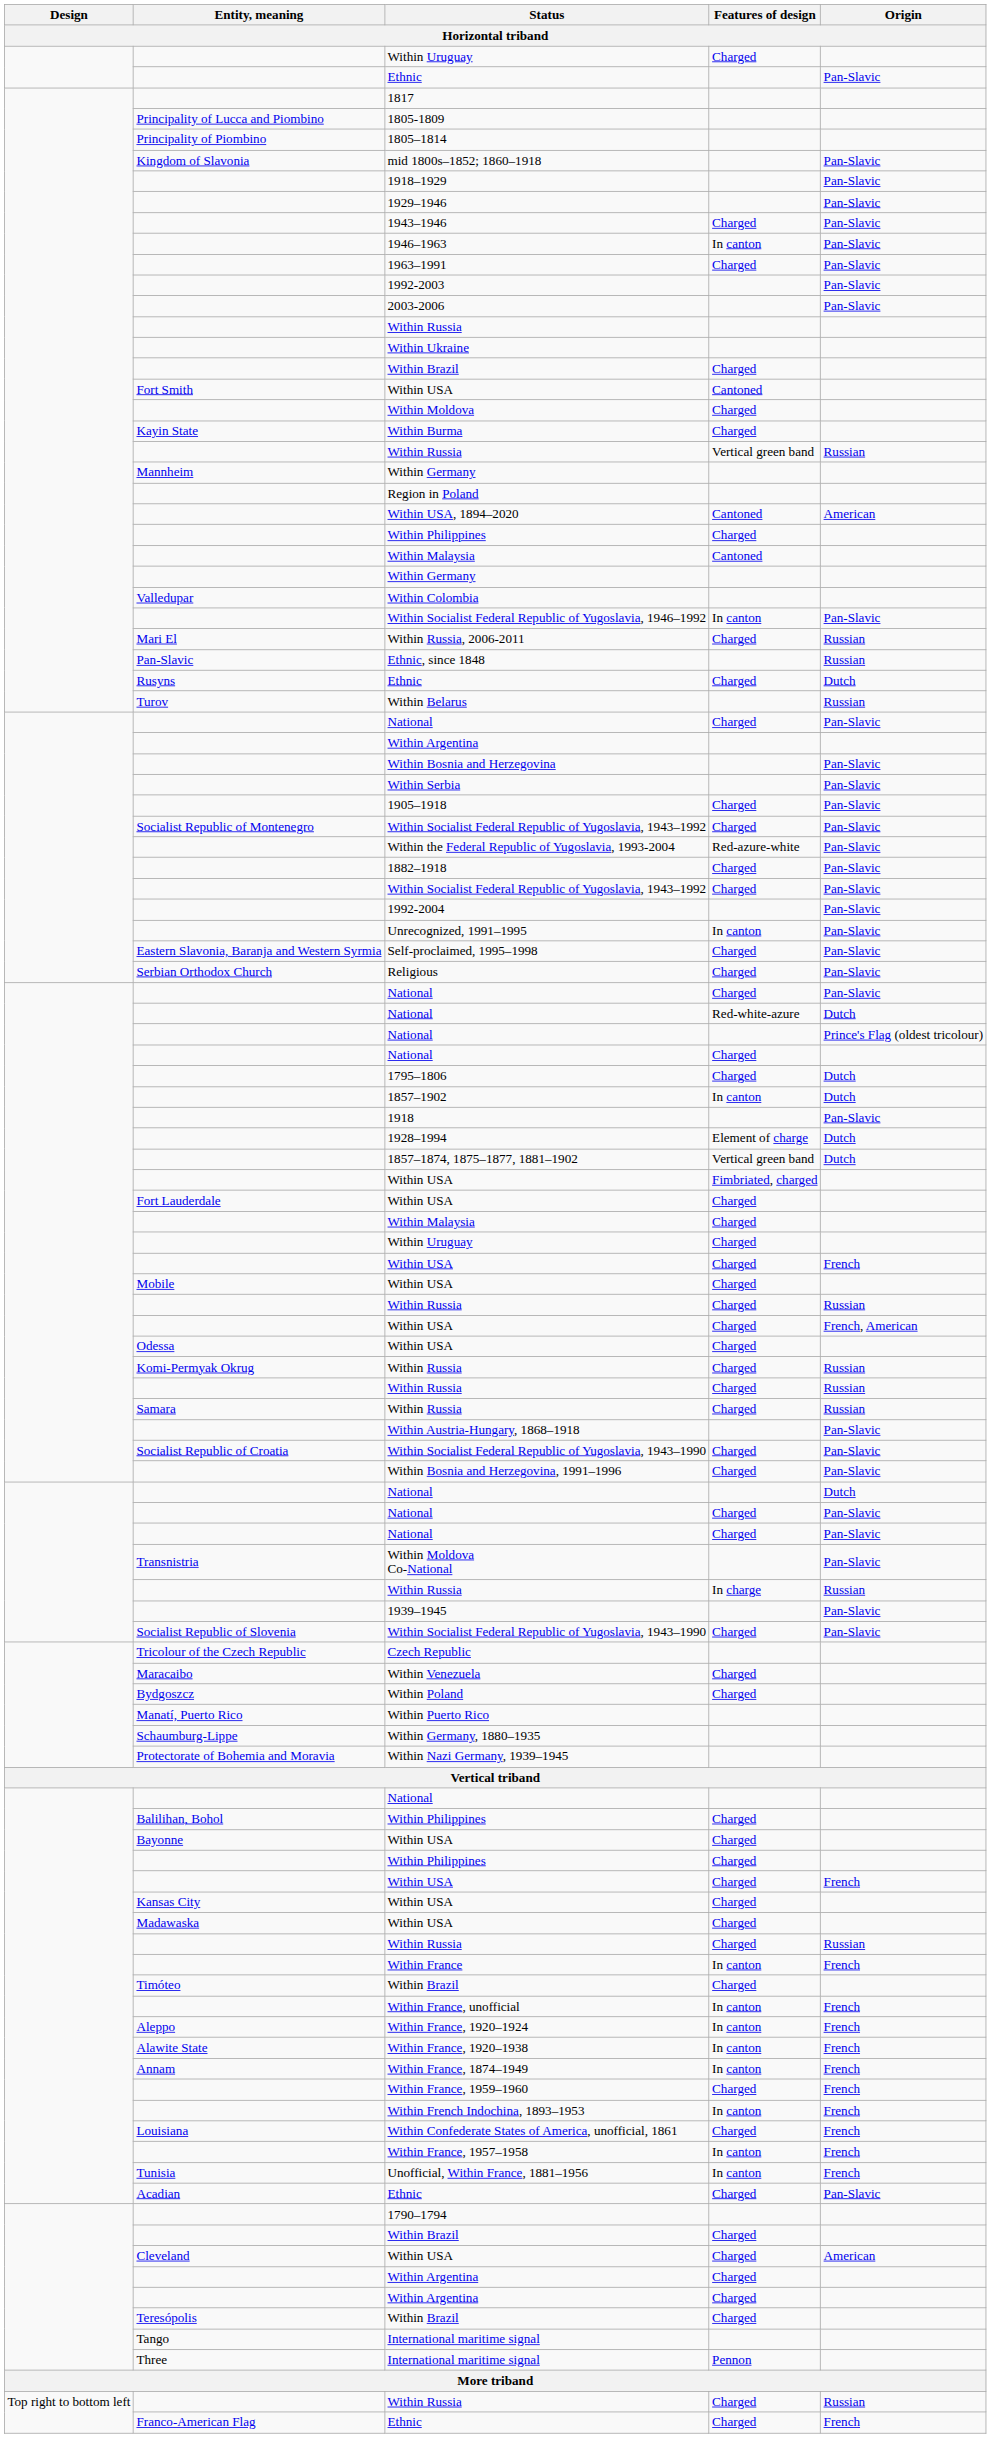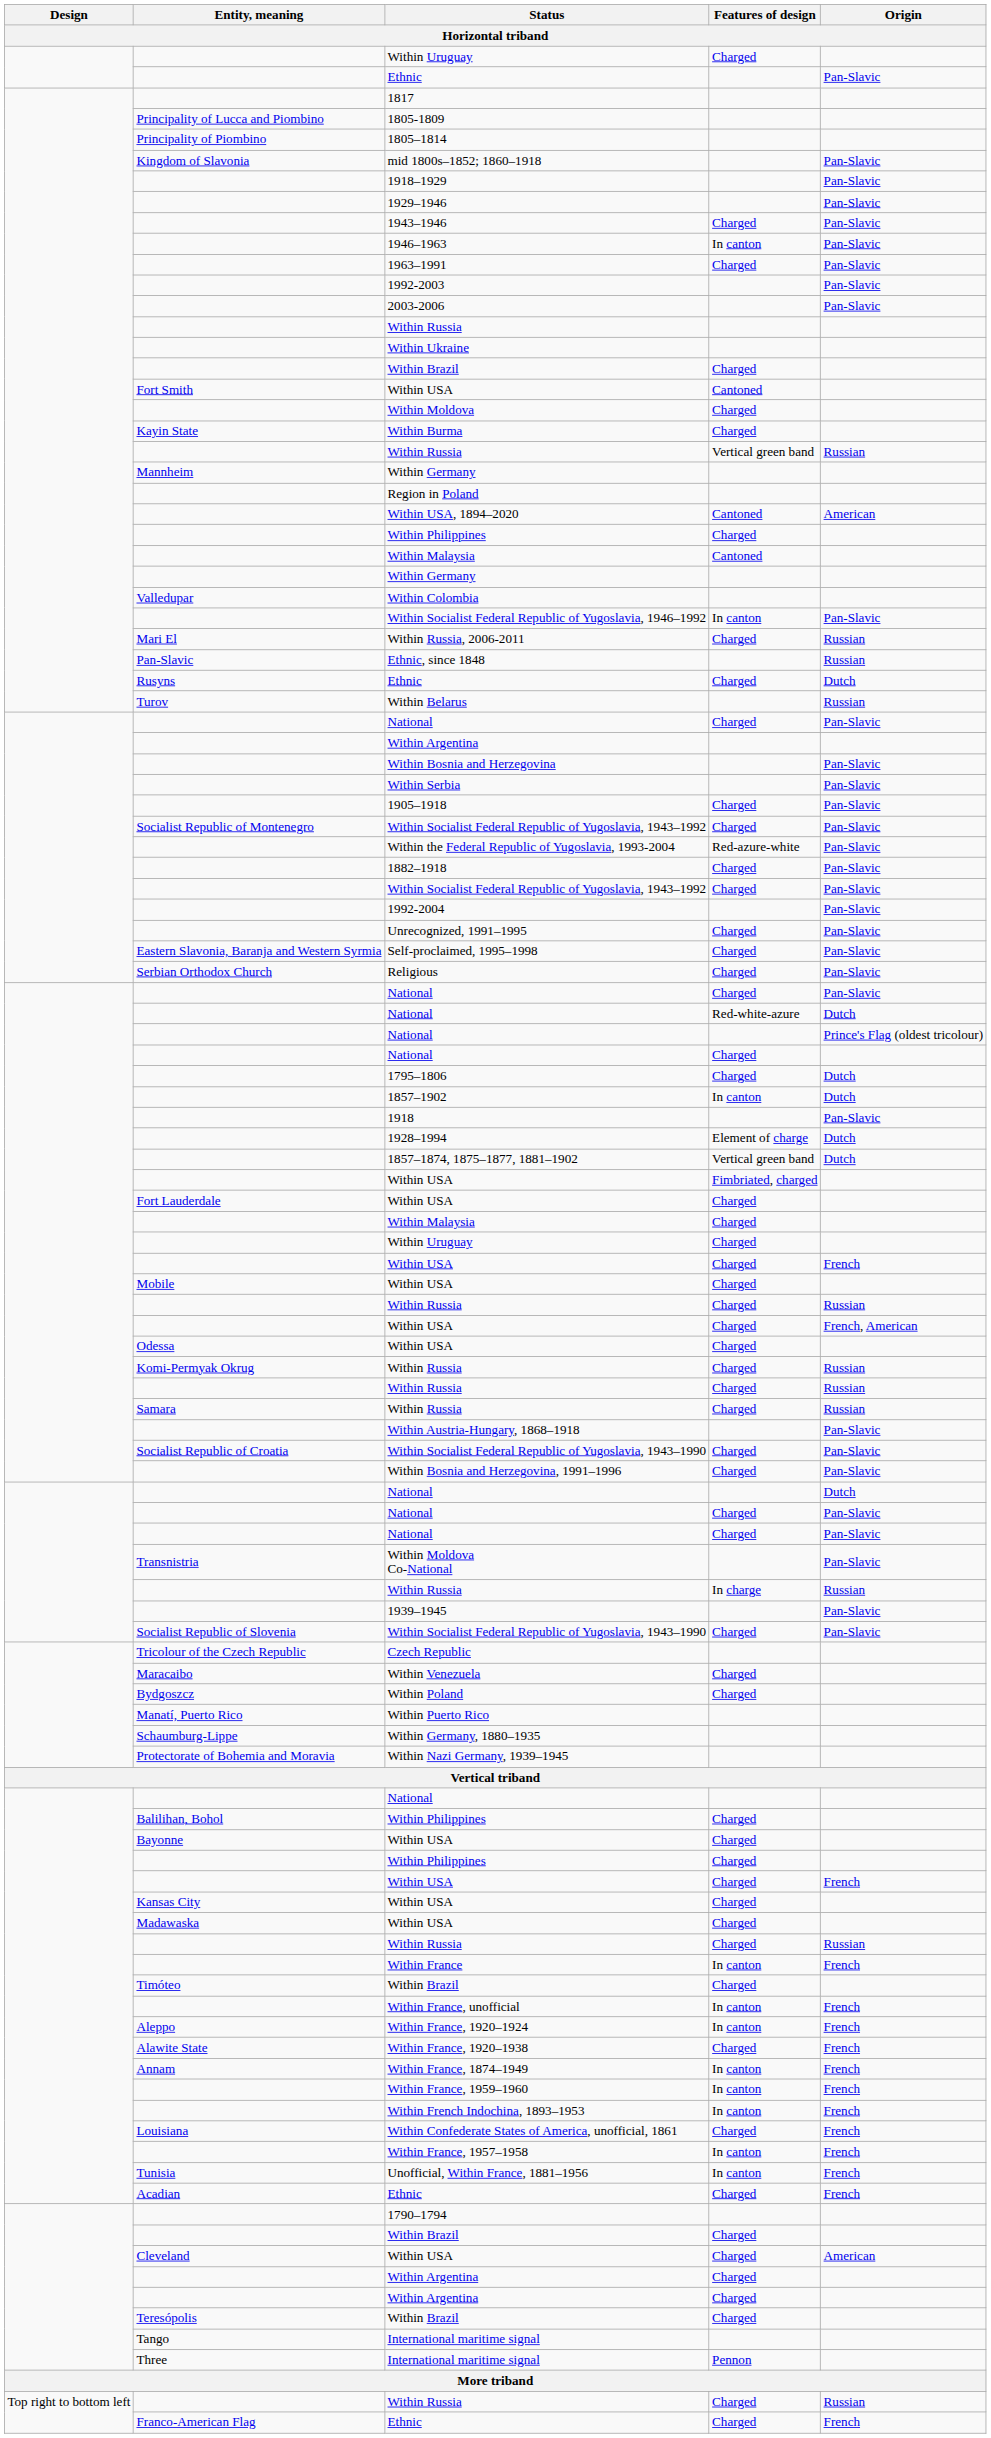(737, 930) In canton -> (734, 930) Charged
(737, 2047) In canton -> (734, 2047) Charged
(734, 2089) Charged -> (737, 2089) In canton
(852, 2193) Pan-Slavic -> (842, 2193) French
